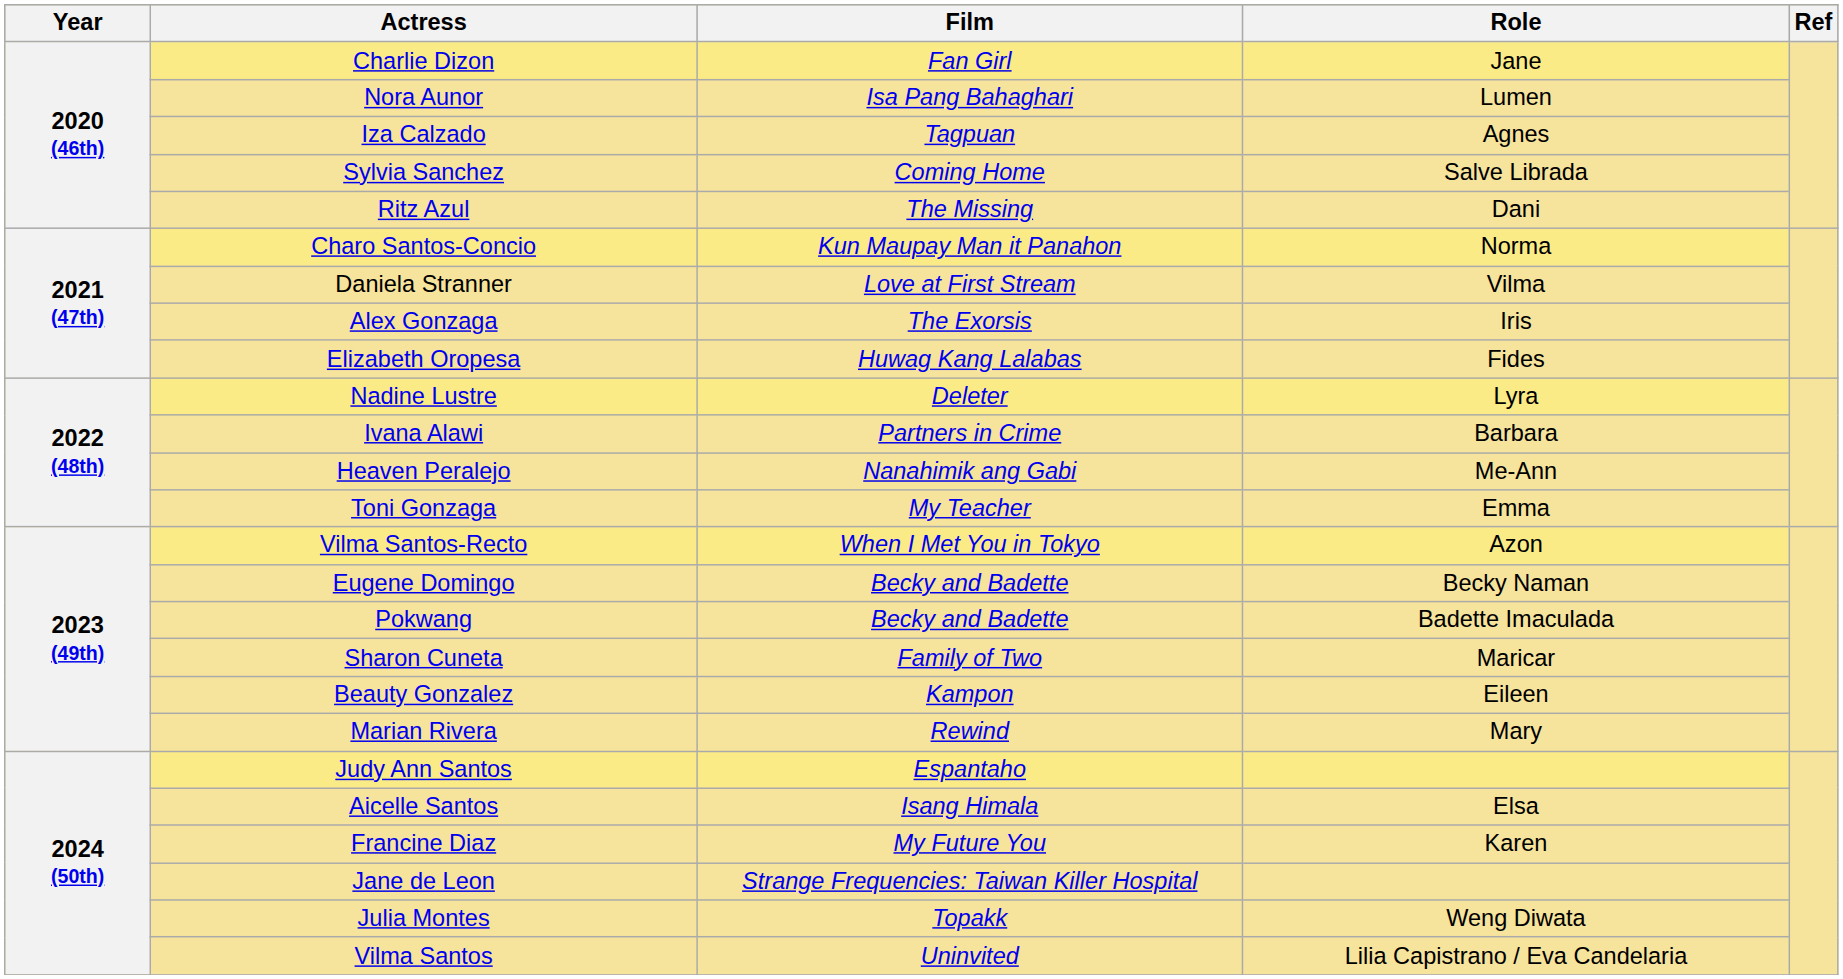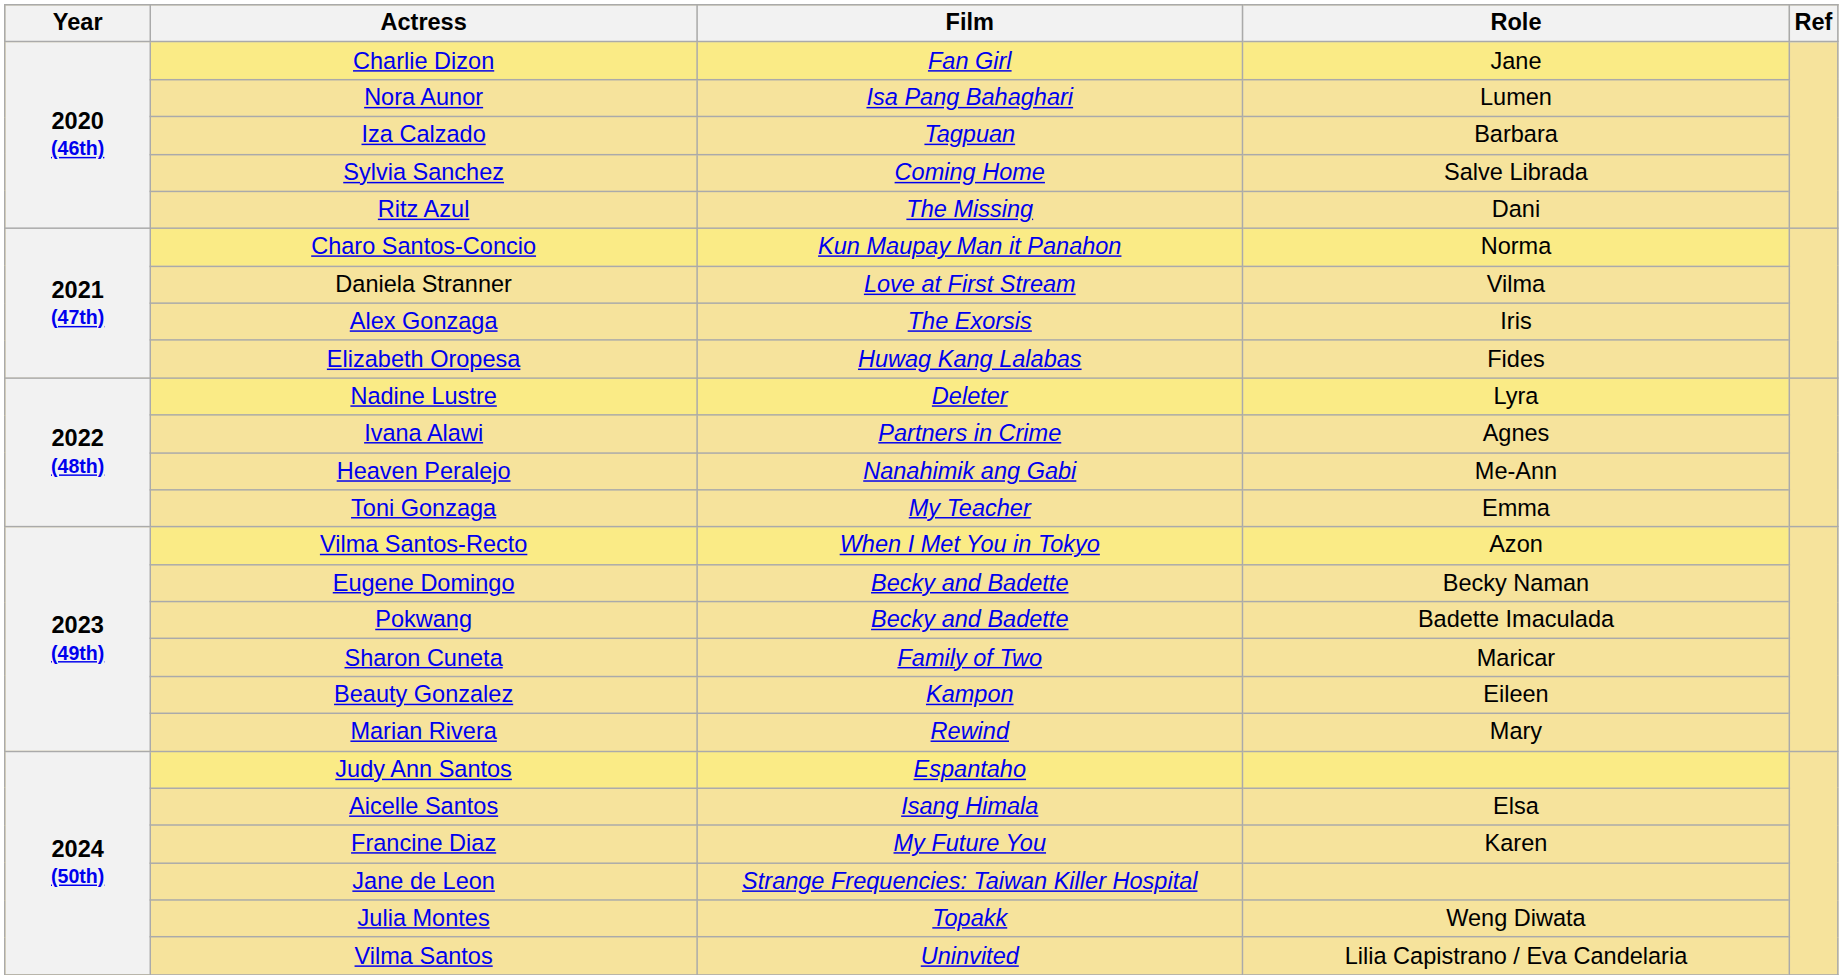(1516, 135) Agnes -> (1516, 135) Barbara
(1516, 433) Barbara -> (1516, 433) Agnes
